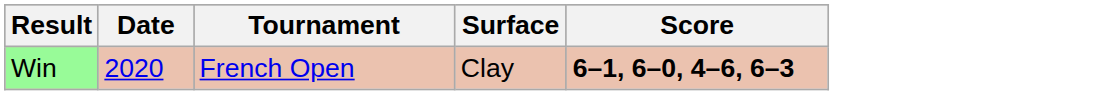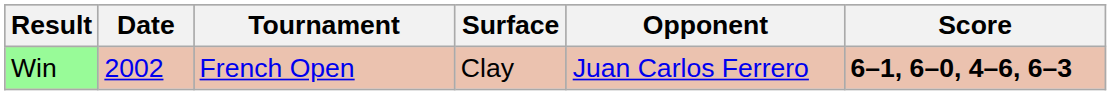+ column: (705, 25)
(134, 67) 2020 -> (134, 67) 2002
